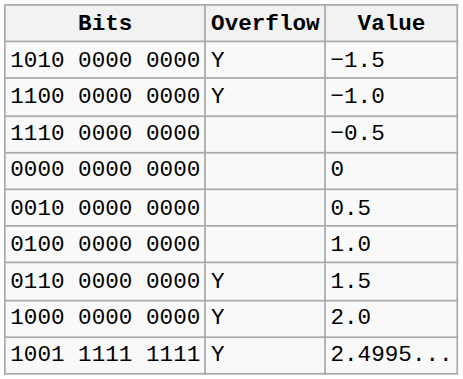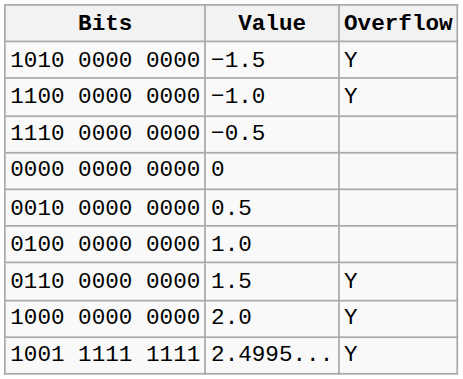columns swapped: (392, 23) <-> (265, 23)
